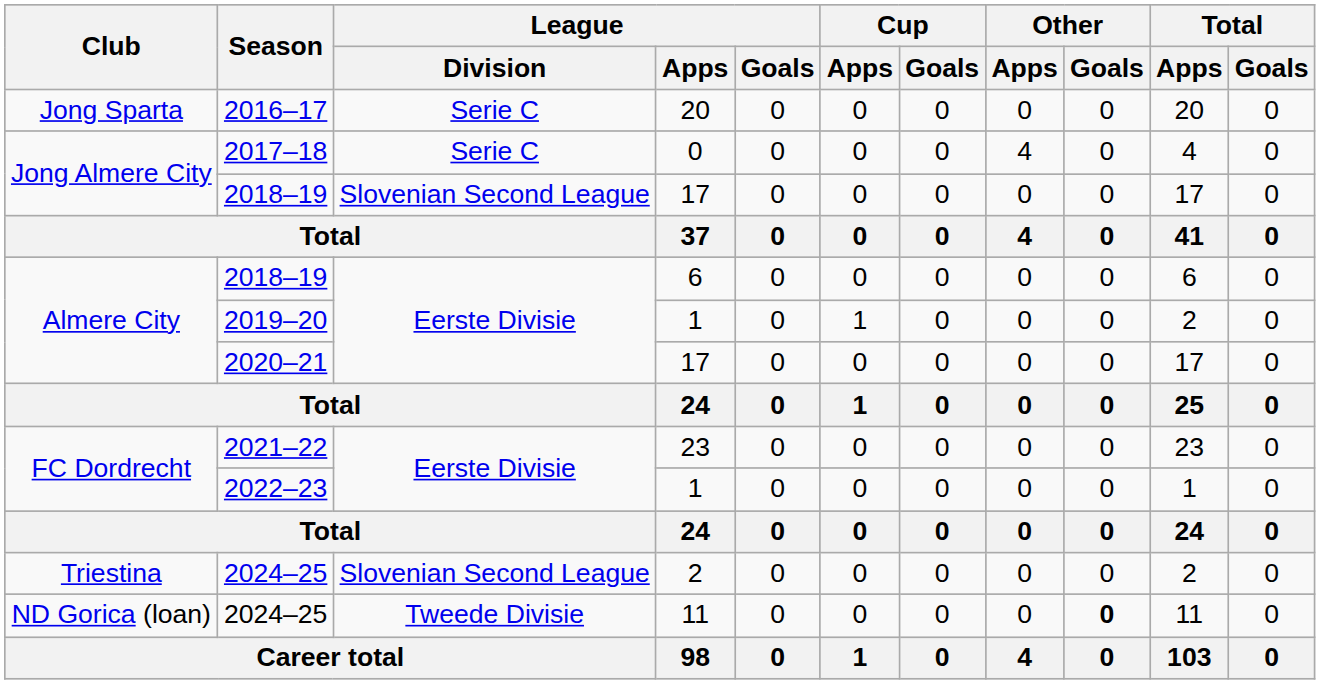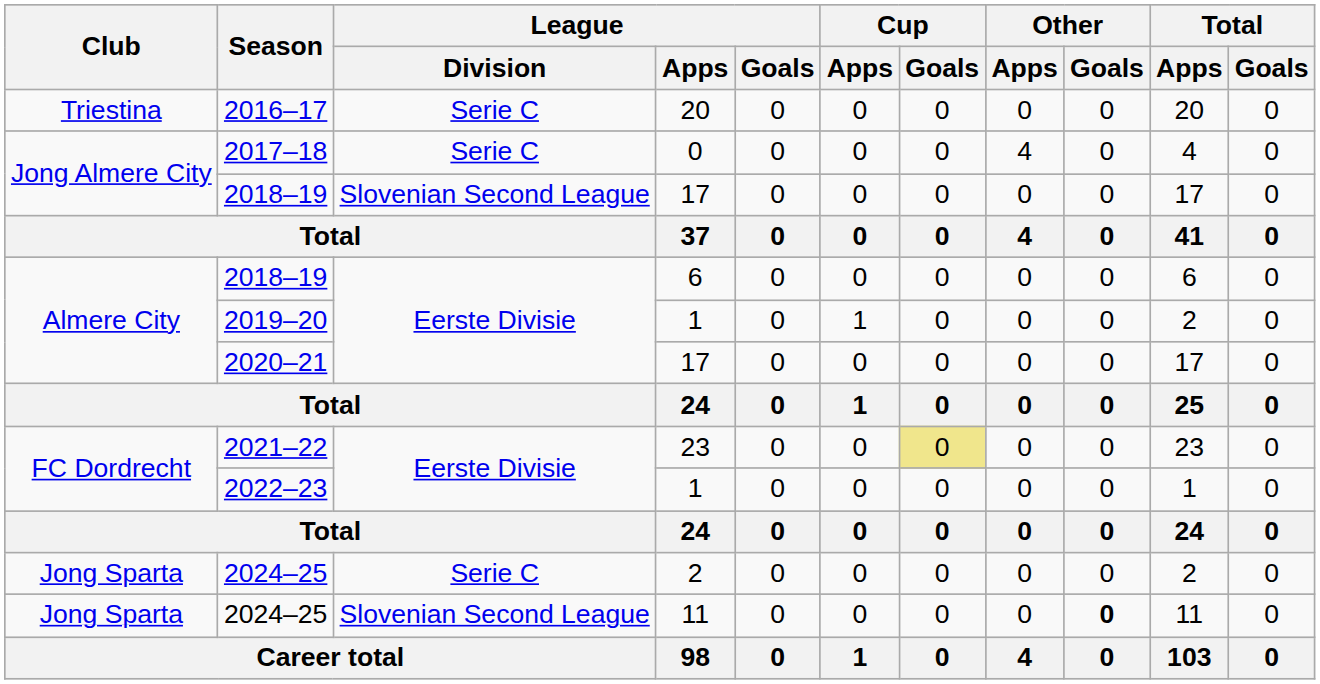(111, 109) Jong Sparta -> (111, 109) Triestina
(942, 446) no background -> (942, 446) khaki background
(111, 573) Triestina -> (111, 573) Jong Sparta
(495, 573) Slovenian Second League -> (495, 573) Serie C
(111, 615) ND Gorica (loan) -> (111, 615) Jong Sparta
(495, 615) Tweede Divisie -> (495, 615) Slovenian Second League
